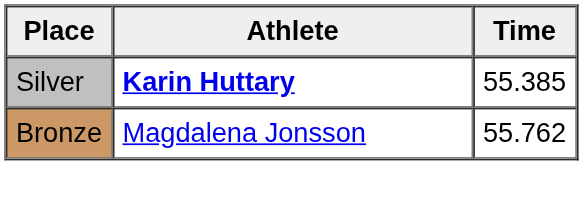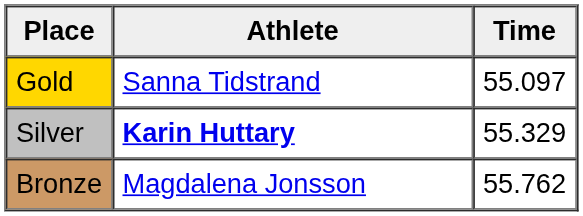+ row: (45, 81)
(524, 81) 55.385 -> (524, 132) 55.329
